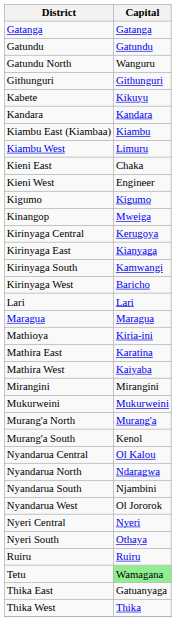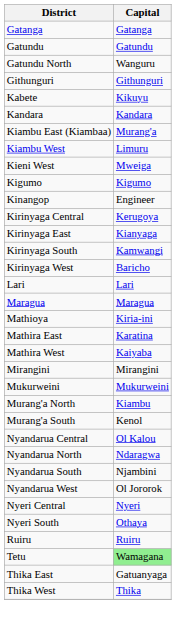(133, 132) Kiambu -> (136, 132) Murang'a
- row: (29, 166)
(135, 183) Engineer -> (133, 166) Mweiga
(133, 217) Mweiga -> (135, 200) Engineer
(136, 421) Murang'a -> (133, 404) Kiambu
